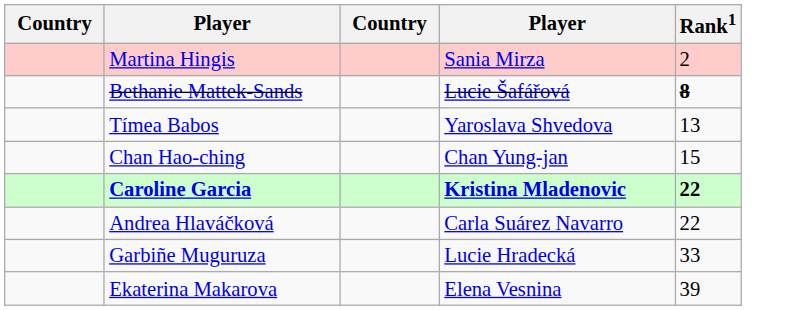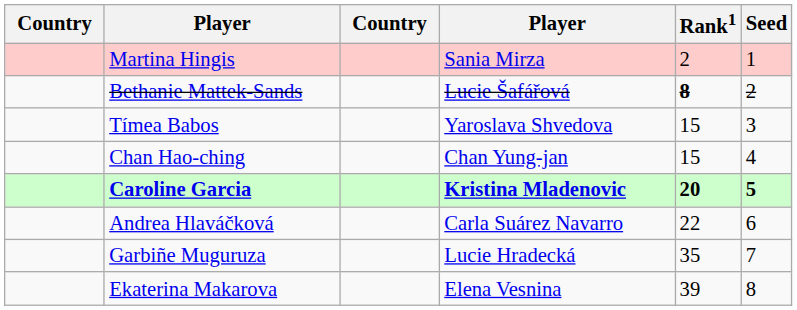+ column: (767, 23)
(690, 124) 13 -> (690, 124) 15
(690, 190) 22 -> (690, 190) 20
(690, 255) 33 -> (690, 255) 35
